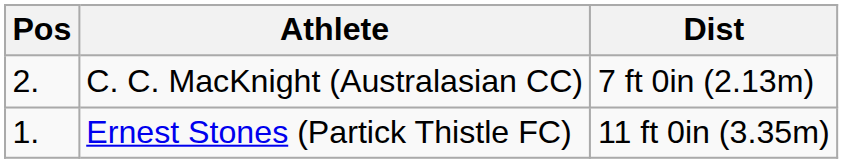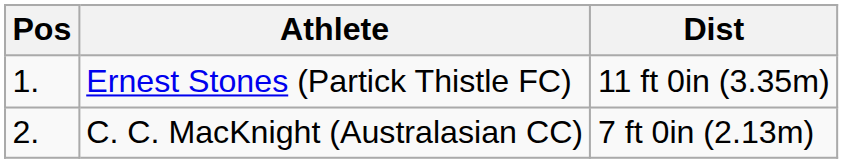rows swapped: (329, 132) <-> (335, 81)
